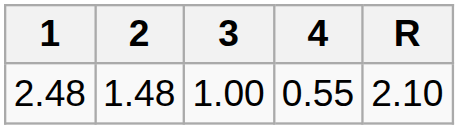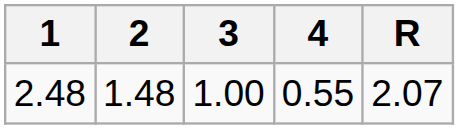(407, 92) 2.10 -> (407, 92) 2.07
